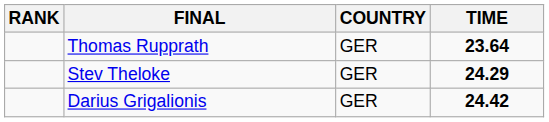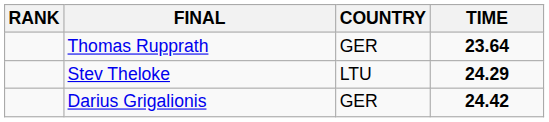(359, 74) GER -> (356, 74) LTU
